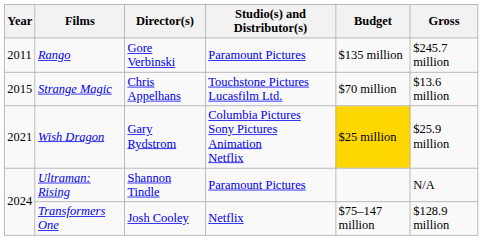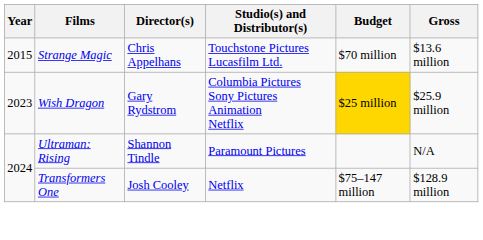- row: (54, 55)
(20, 136) 2021 -> (20, 103) 2023
